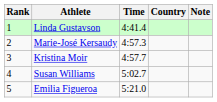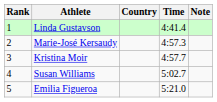columns swapped: (168, 12) <-> (134, 12)
